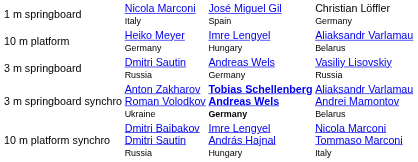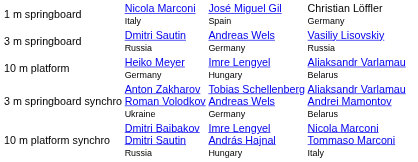rows swapped: (43, 68) <-> (37, 42)
(260, 101) bold -> (257, 101) normal
